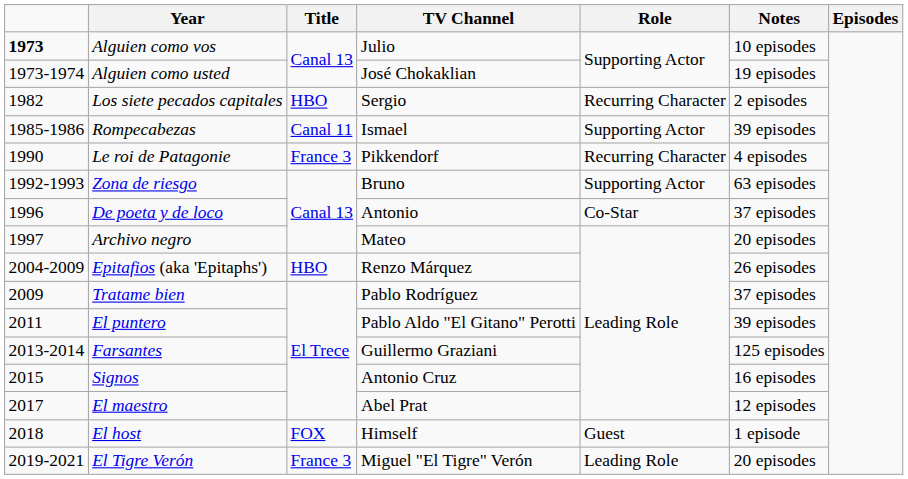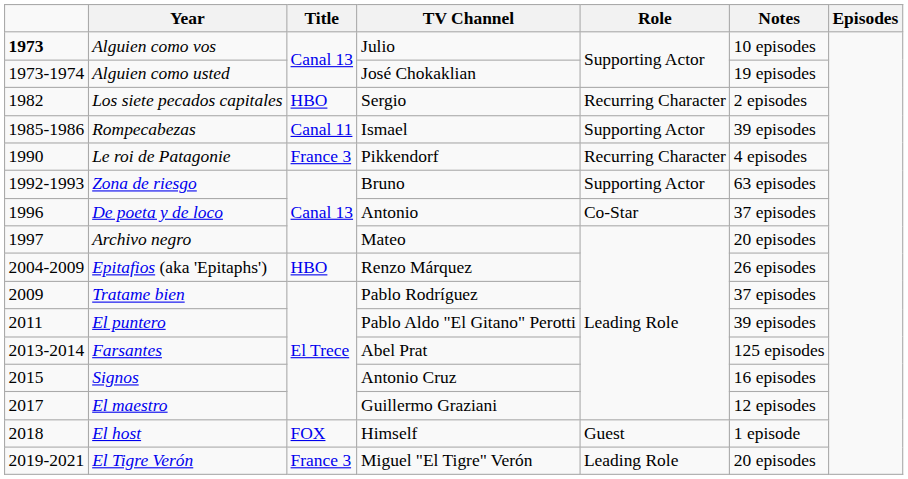(429, 350) Guillermo Graziani -> (394, 350) Abel Prat
(394, 405) Abel Prat -> (429, 405) Guillermo Graziani
